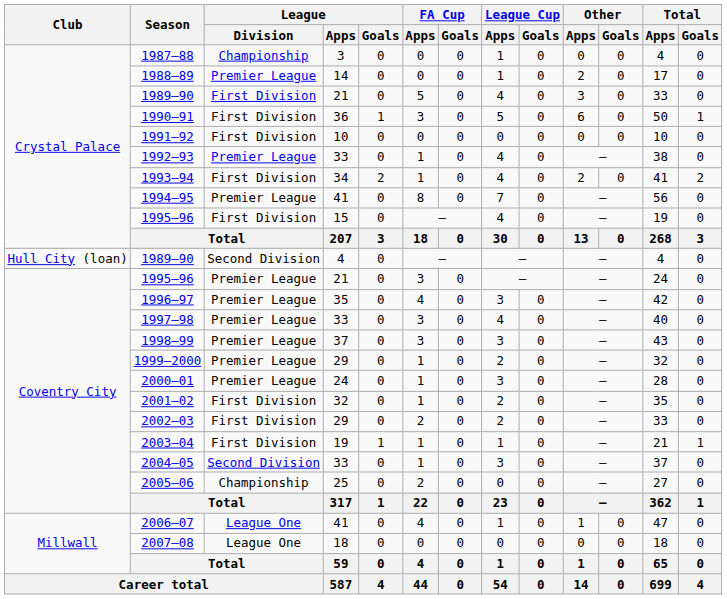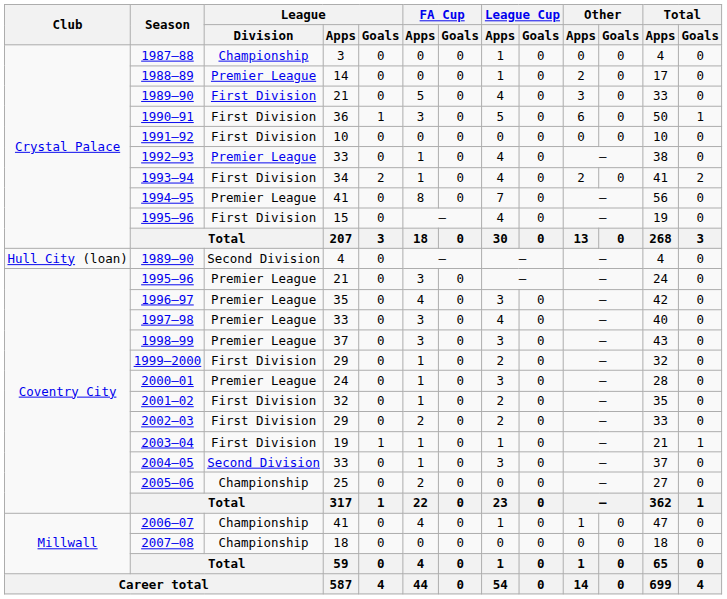(264, 360) Premier League -> (264, 360) First Division
(264, 523) League One -> (264, 523) Championship
(264, 543) League One -> (264, 543) Championship
